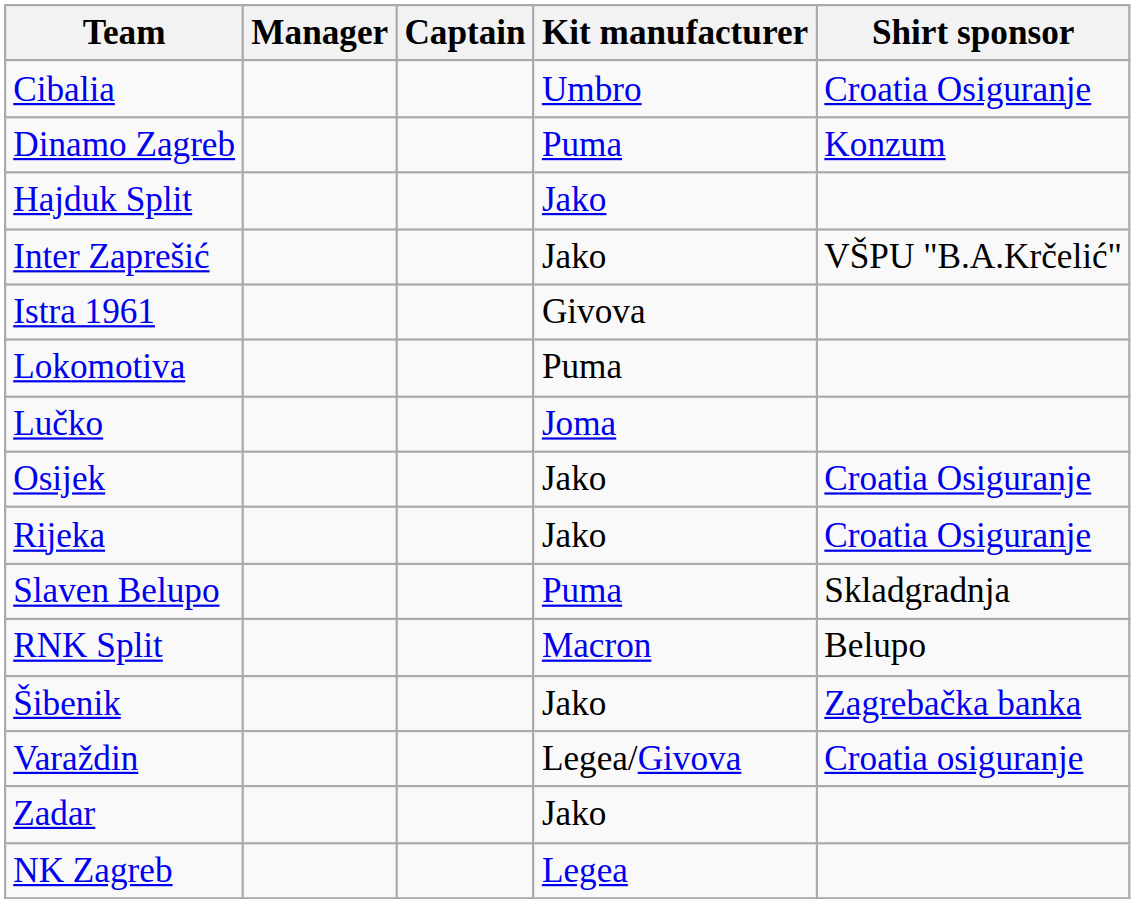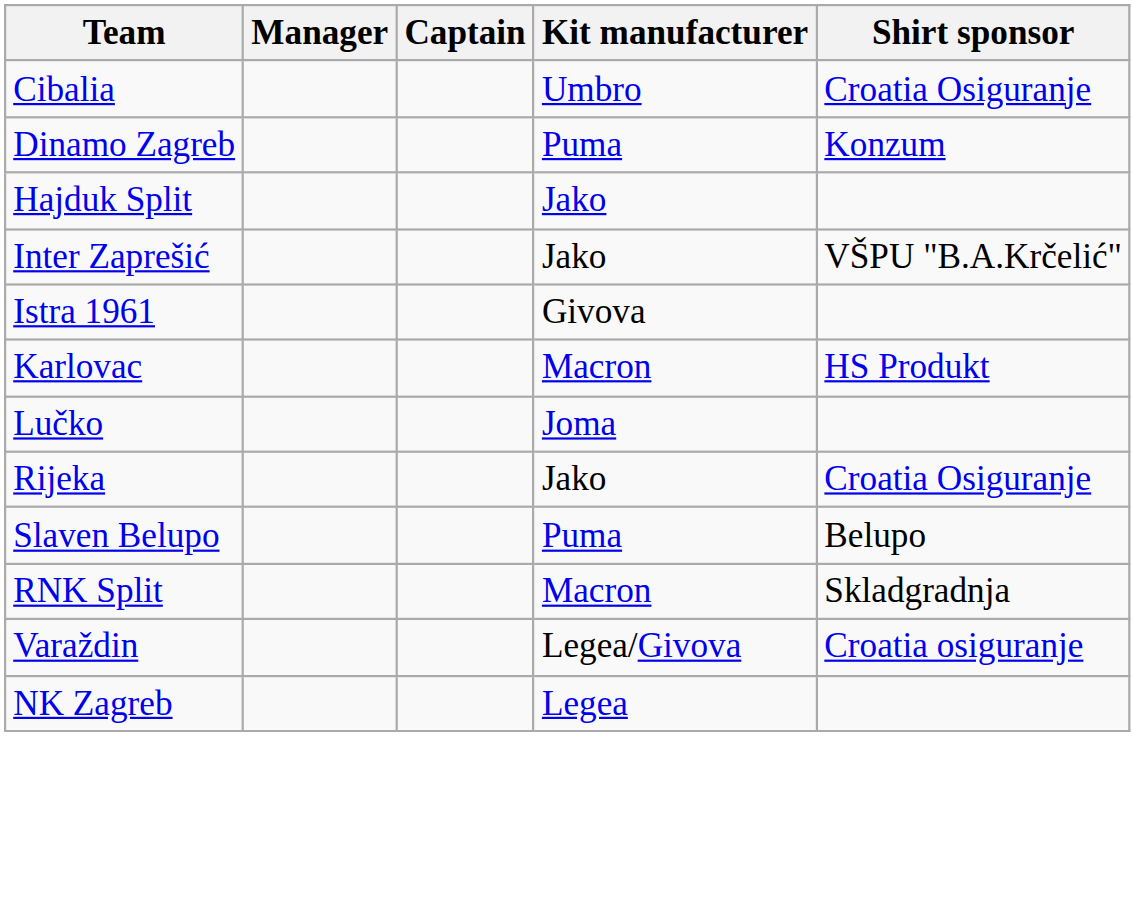+ row: (78, 367)
- row: (99, 367)
- row: (59, 479)
(917, 590) Skladgradnja -> (875, 534) Belupo
(875, 646) Belupo -> (917, 590) Skladgradnja
- row: (67, 702)
- row: (54, 813)
